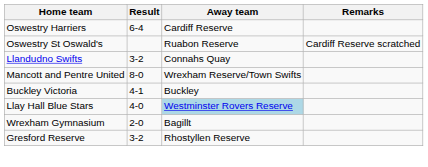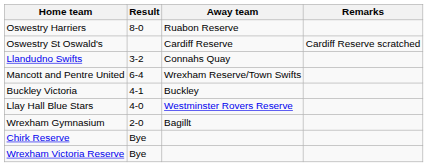(136, 28) 6-4 -> (136, 28) 8-0
(198, 28) Cardiff Reserve -> (201, 28) Ruabon Reserve
(201, 43) Ruabon Reserve -> (198, 43) Cardiff Reserve
(136, 75) 8-0 -> (136, 75) 6-4
(228, 106) lightblue background -> (228, 106) no background
- row: (46, 138)
+ row: (38, 138)
+ row: (65, 153)
